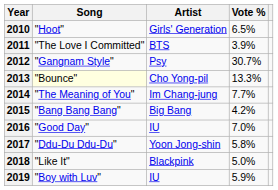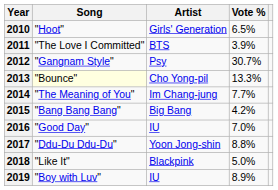(243, 144) 5.8% -> (243, 144) 8.8%
(243, 177) 5.9% -> (243, 177) 8.9%
